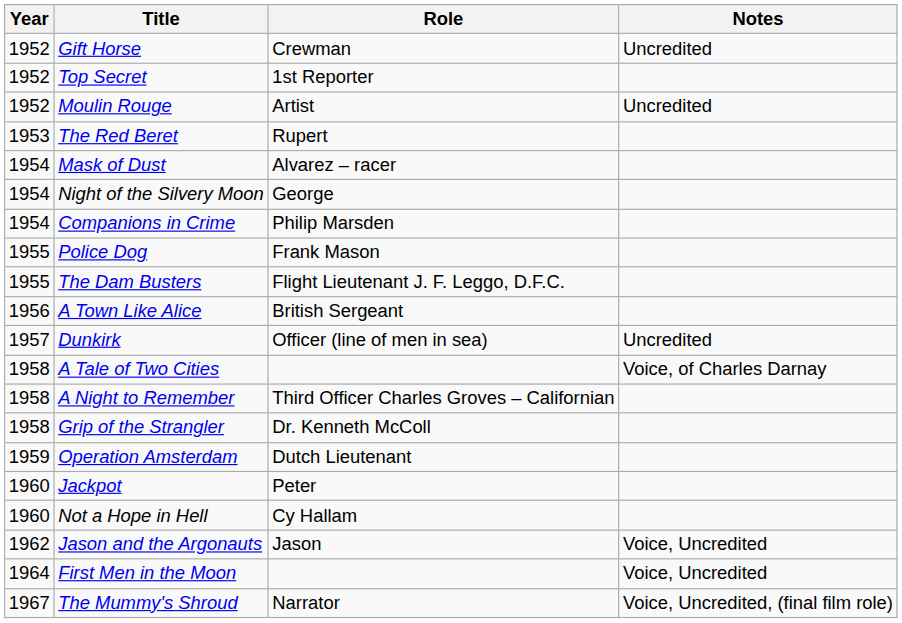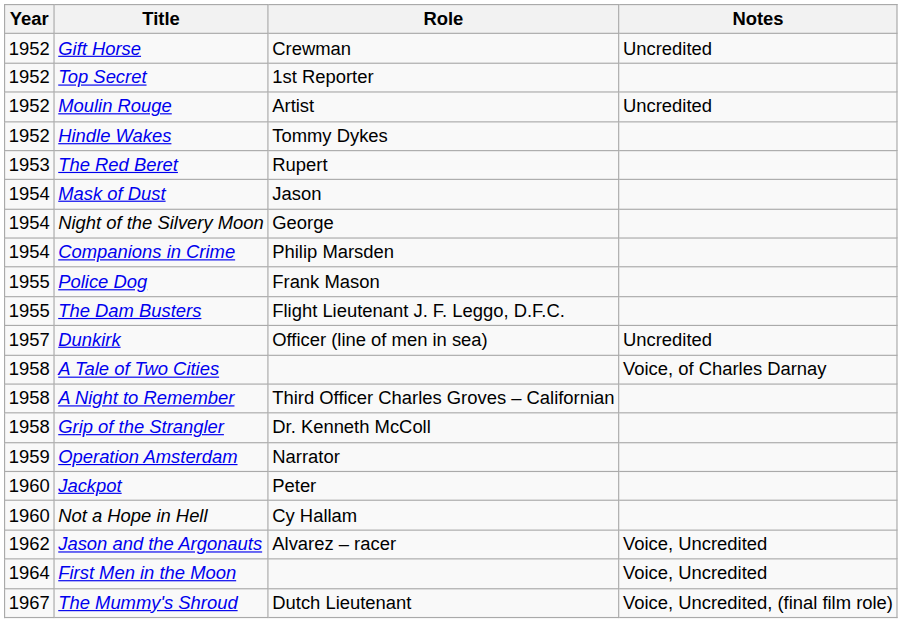+ row: (115, 135)
(334, 164) Alvarez – racer -> (297, 194) Jason
- row: (130, 310)
(342, 456) Dutch Lieutenant -> (306, 456) Narrator
(297, 544) Jason -> (334, 544) Alvarez – racer
(306, 602) Narrator -> (342, 602) Dutch Lieutenant
